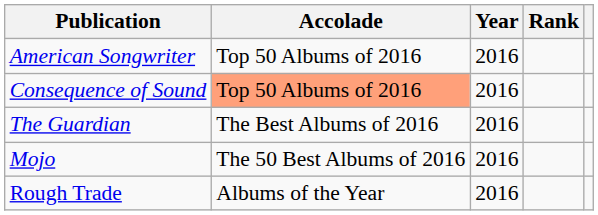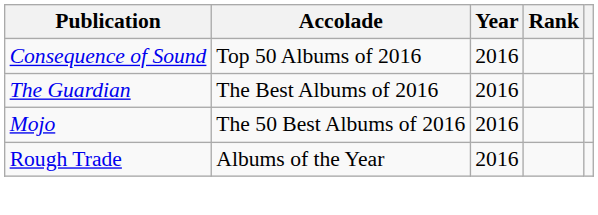- row: (102, 55)
(319, 90) lightsalmon background -> (319, 55) no background
